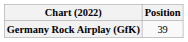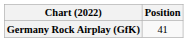(163, 29) 39 -> (163, 29) 41
